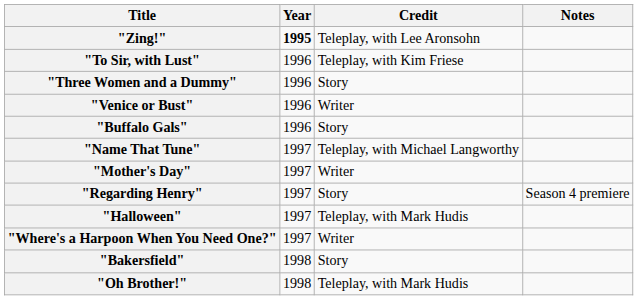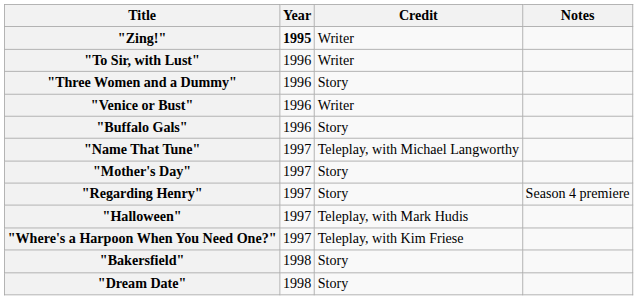(399, 37) Teleplay, with Lee Aronsohn -> (336, 37) Writer
(391, 60) Teleplay, with Kim Friese -> (336, 60) Writer
(336, 171) Writer -> (333, 171) Story
(336, 238) Writer -> (391, 238) Teleplay, with Kim Friese
- row: (142, 283)
+ row: (142, 283)
